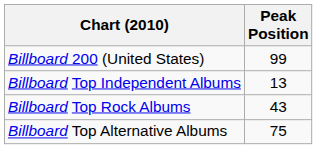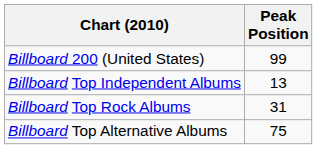(278, 107) 43 -> (278, 107) 31
